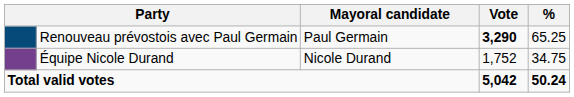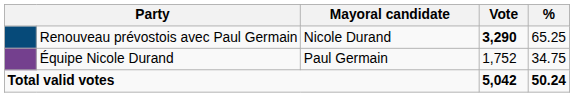(346, 37) Paul Germain -> (347, 37) Nicole Durand
(347, 59) Nicole Durand -> (346, 59) Paul Germain
